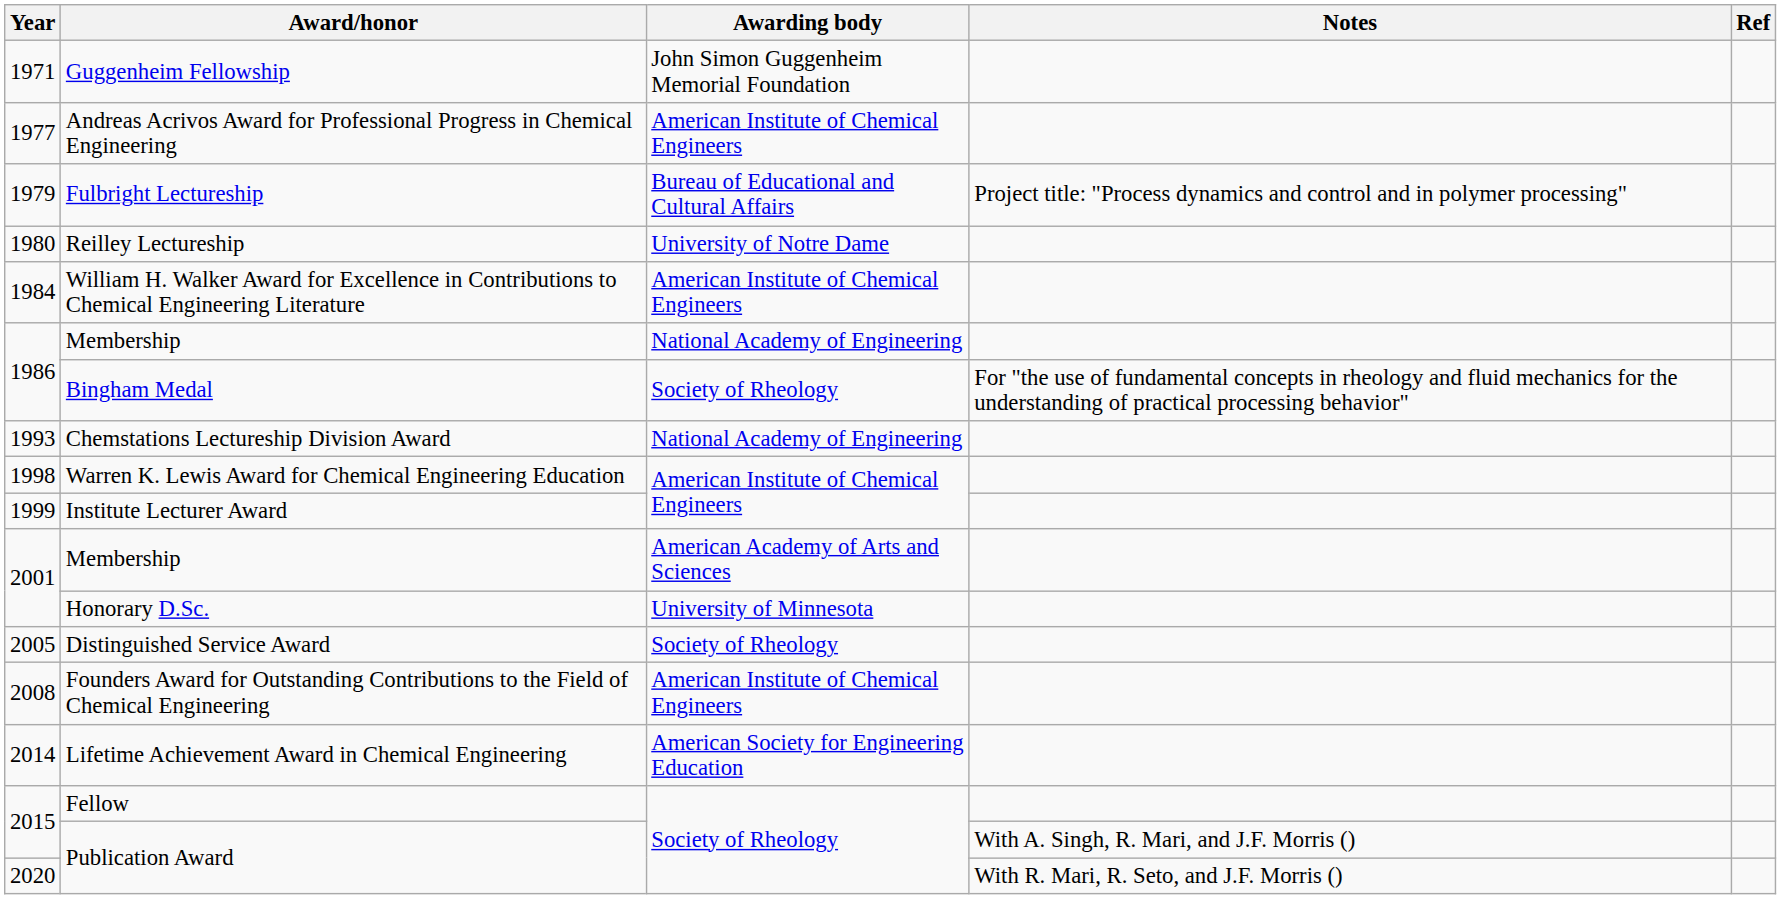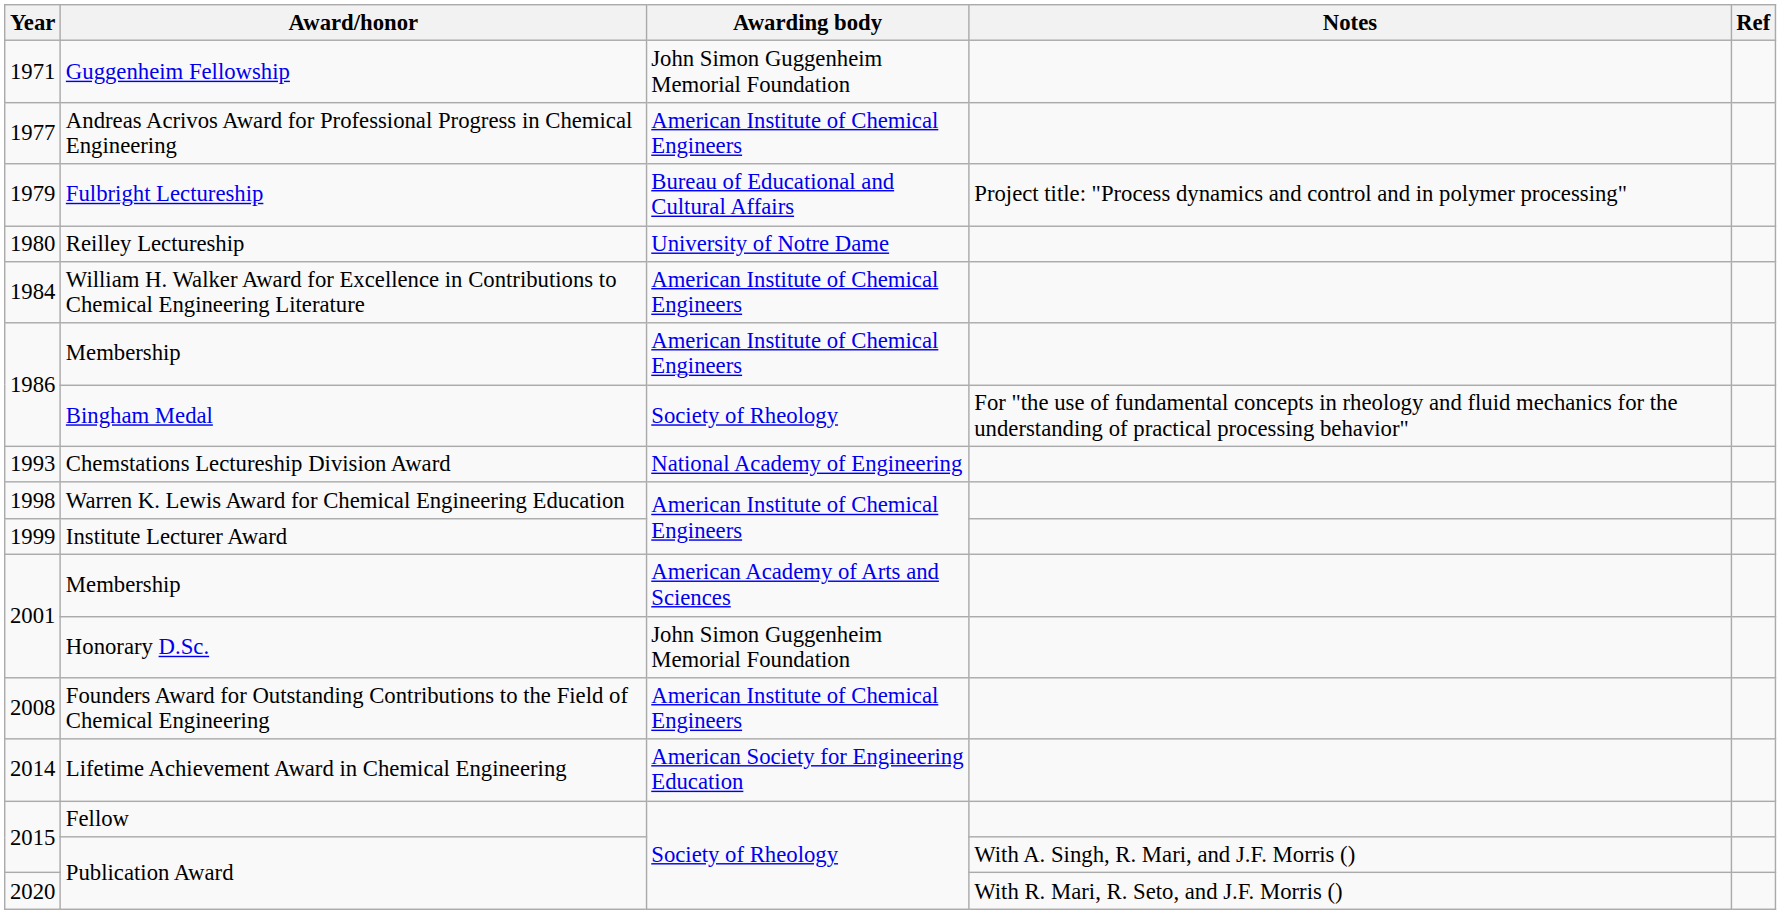(807, 340) National Academy of Engineering -> (795, 353) American Institute of Chemical Engineers
(762, 608) University of Minnesota -> (767, 646) John Simon Guggenheim Memorial Foundation
- row: (33, 644)
